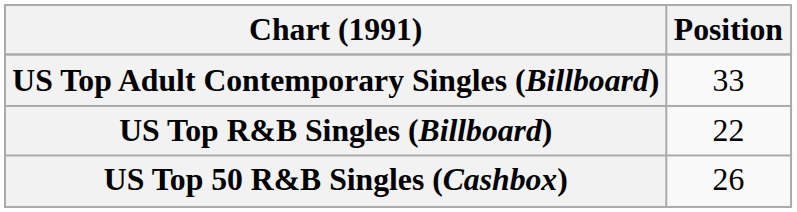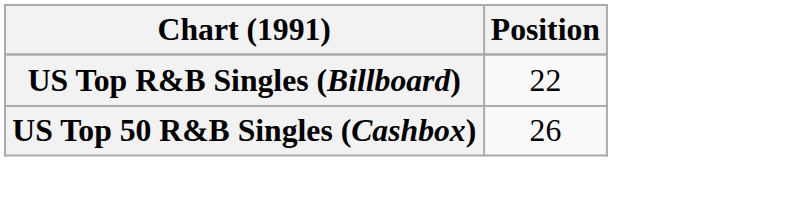- row: (336, 79)
